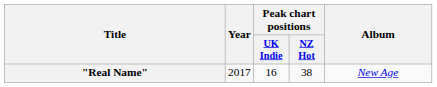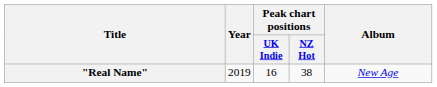(239, 73) 2017 -> (239, 73) 2019
